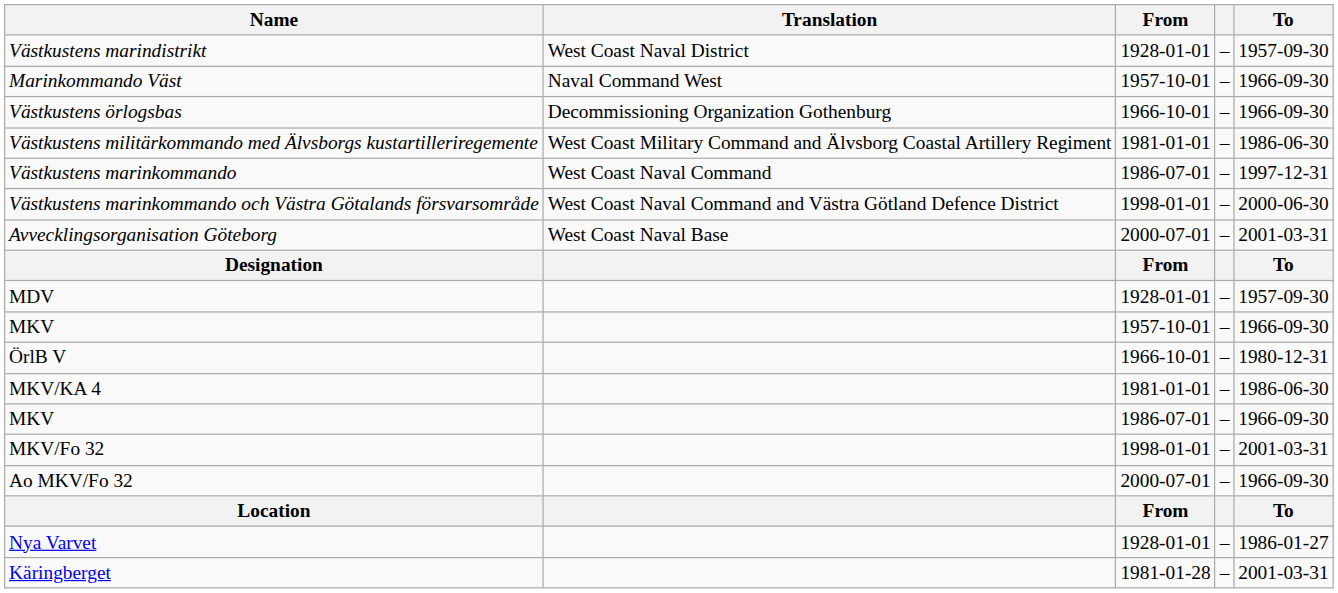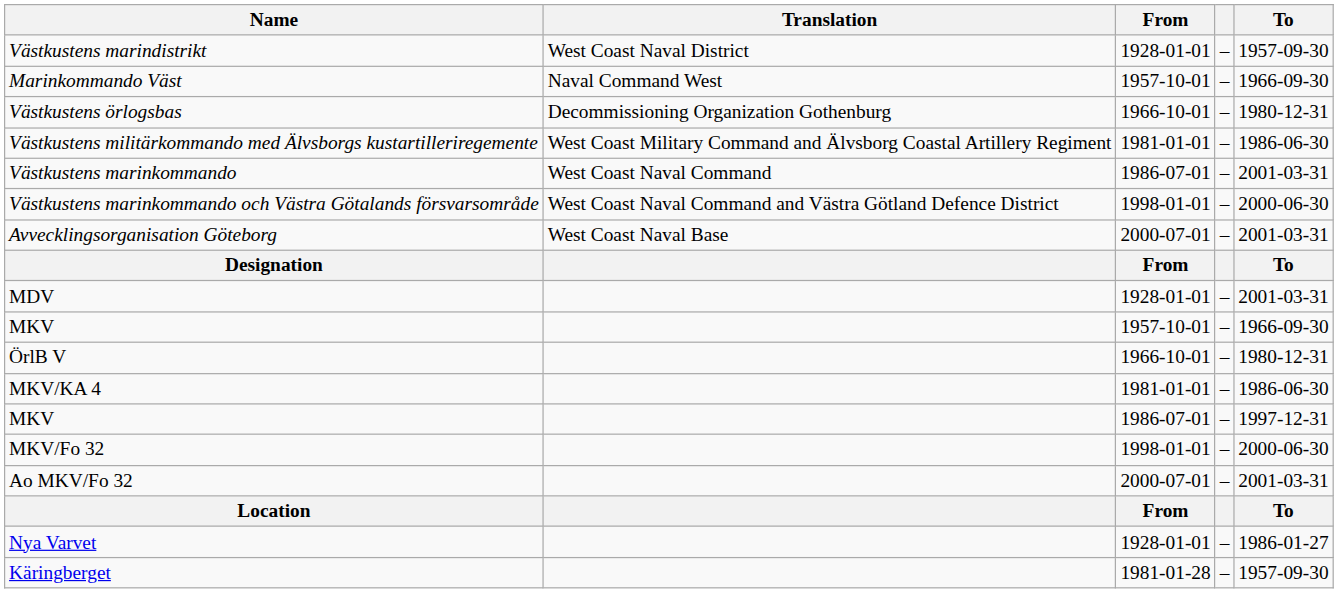(1283, 111) 1966-09-30 -> (1283, 111) 1980-12-31
(1283, 173) 1997-12-31 -> (1283, 173) 2001-03-31
(1283, 296) 1957-09-30 -> (1283, 296) 2001-03-31
(1283, 419) 1966-09-30 -> (1283, 419) 1997-12-31
(1283, 449) 2001-03-31 -> (1283, 449) 2000-06-30
(1283, 480) 1966-09-30 -> (1283, 480) 2001-03-31
(1283, 572) 2001-03-31 -> (1283, 572) 1957-09-30
